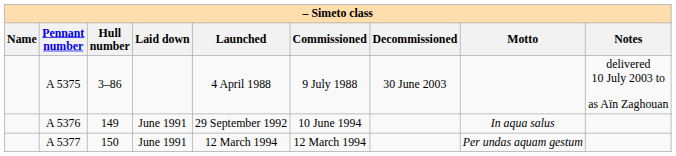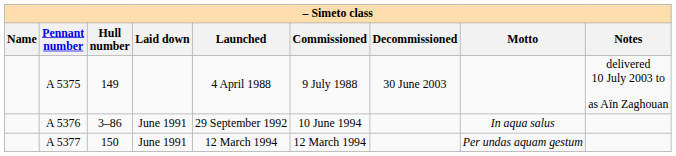(110, 84) 3–86 -> (110, 84) 149
(110, 123) 149 -> (110, 123) 3–86
